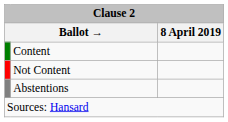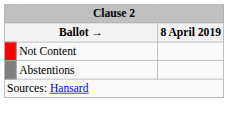- row: (32, 50)
